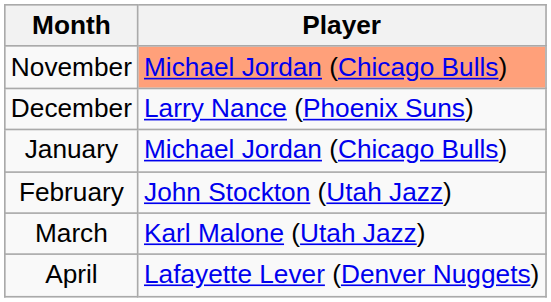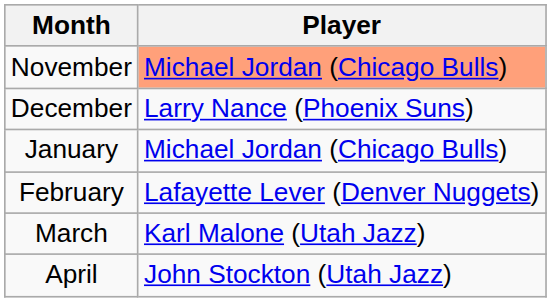(298, 191) John Stockton (Utah Jazz) -> (342, 191) Lafayette Lever (Denver Nuggets)
(342, 274) Lafayette Lever (Denver Nuggets) -> (298, 274) John Stockton (Utah Jazz)
